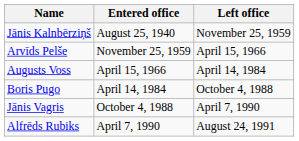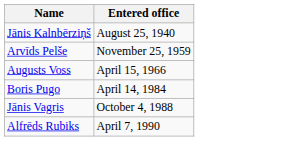- column: (243, 13)
